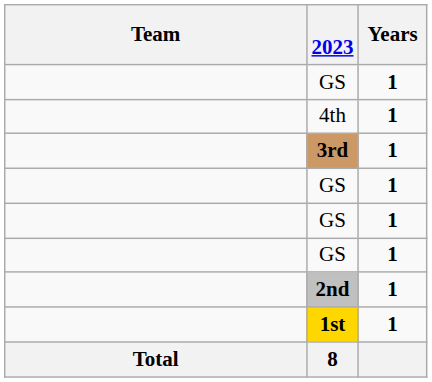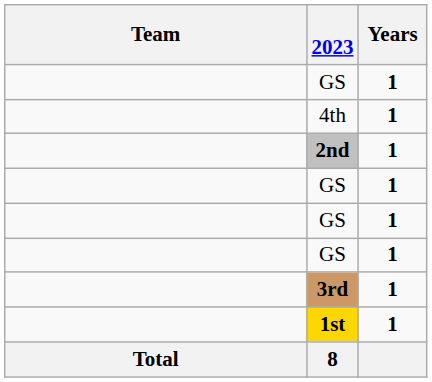rows swapped: (156, 290) <-> (156, 151)
